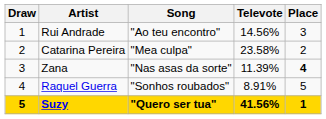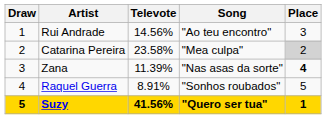columns swapped: (181, 13) <-> (260, 13)
(303, 50) no background -> (303, 50) lightgrey background
